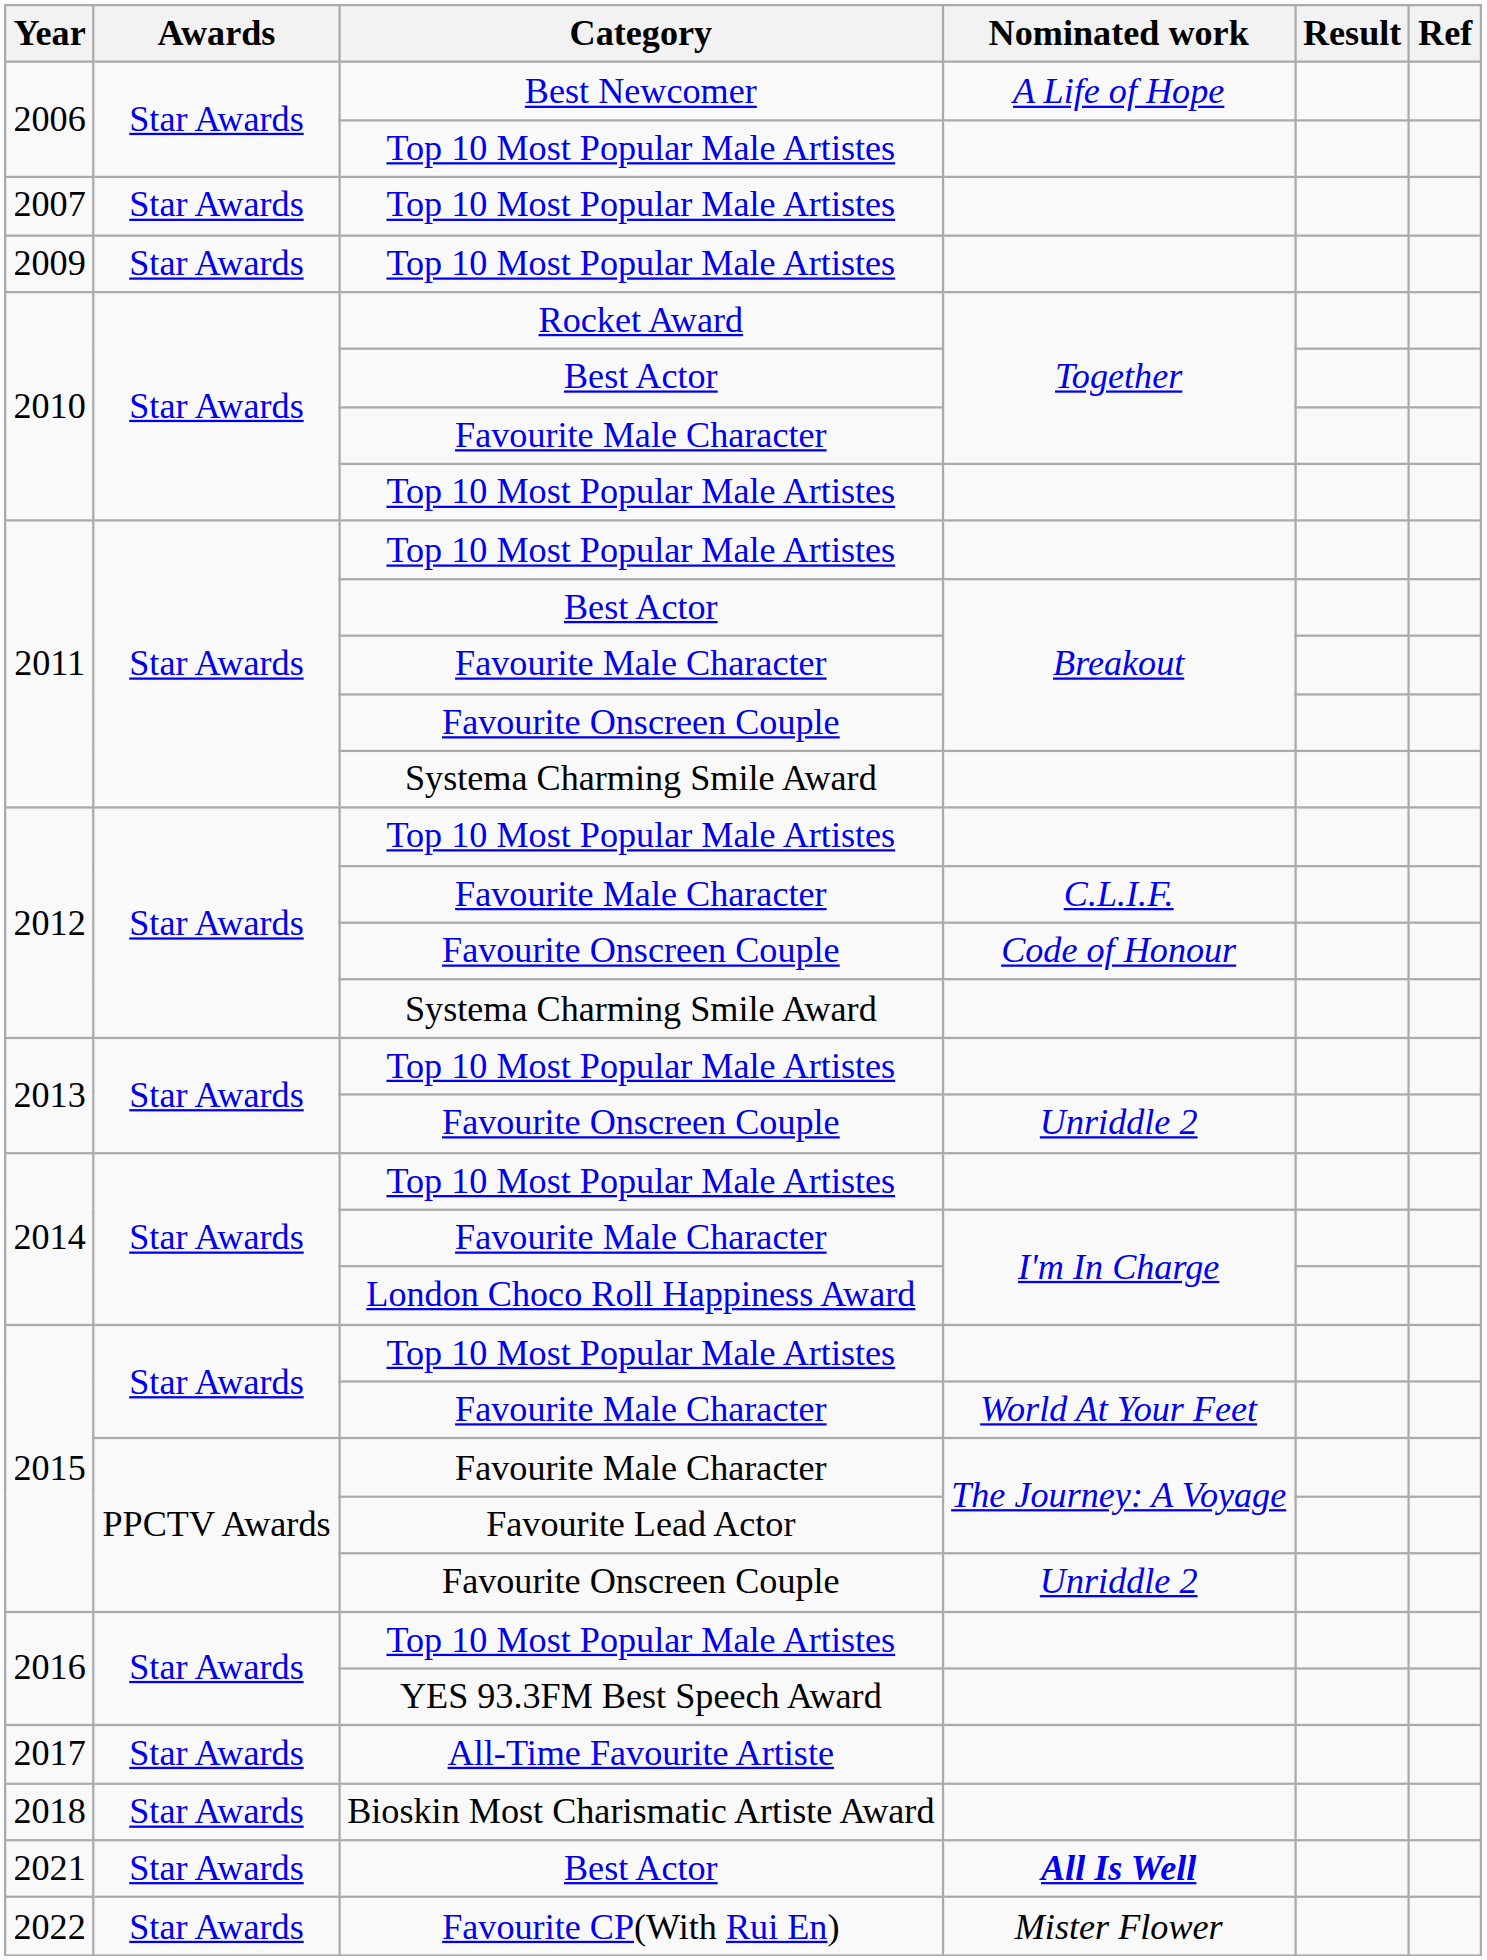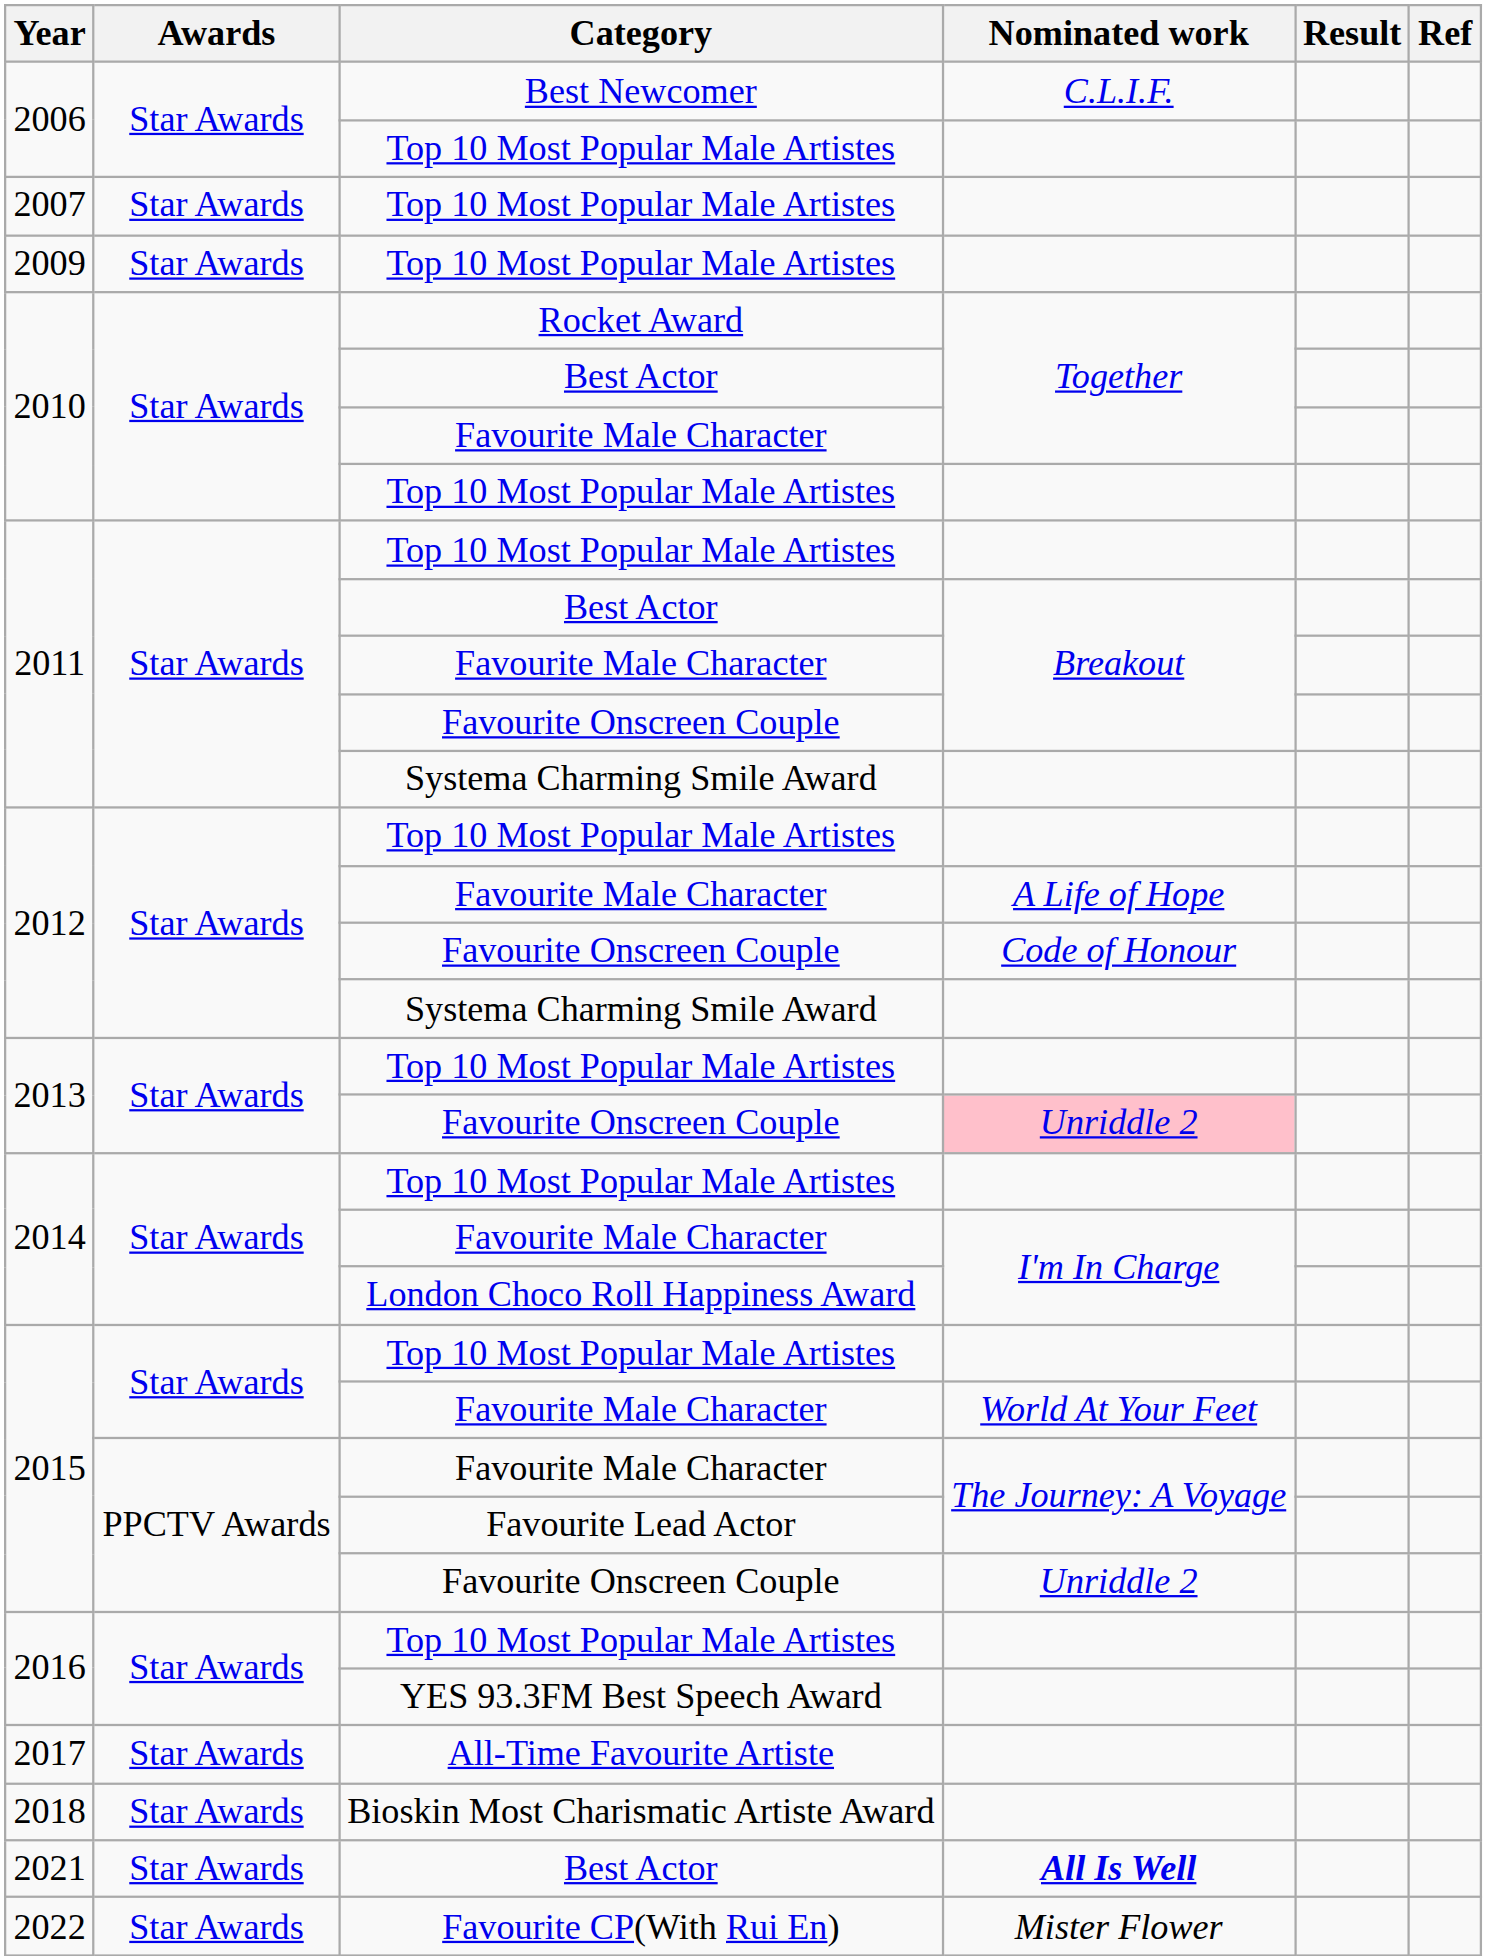(1119, 90) A Life of Hope -> (1119, 90) C.L.I.F.
(1119, 893) C.L.I.F. -> (1119, 893) A Life of Hope
(1119, 1122) no background -> (1119, 1122) pink background
